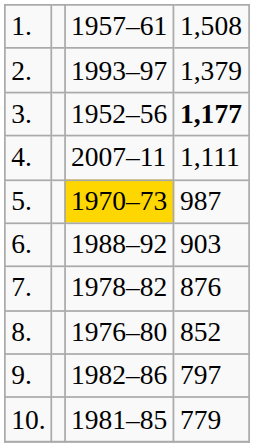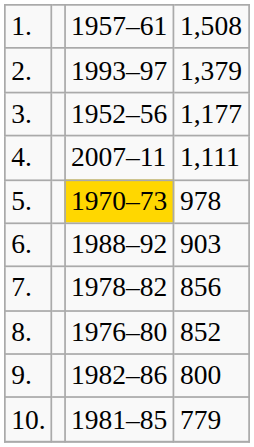(211, 113) bold -> (211, 113) normal
(201, 200) 987 -> (201, 200) 978
(201, 288) 876 -> (201, 288) 856
(201, 375) 797 -> (201, 375) 800
